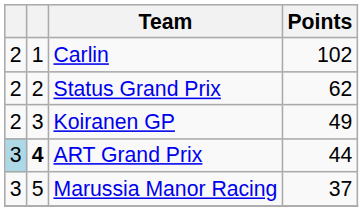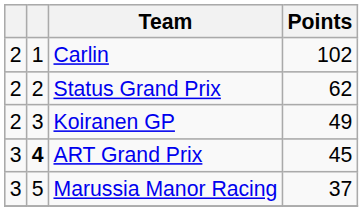(16, 155) lightblue background -> (16, 155) no background
(340, 155) 44 -> (340, 155) 45
